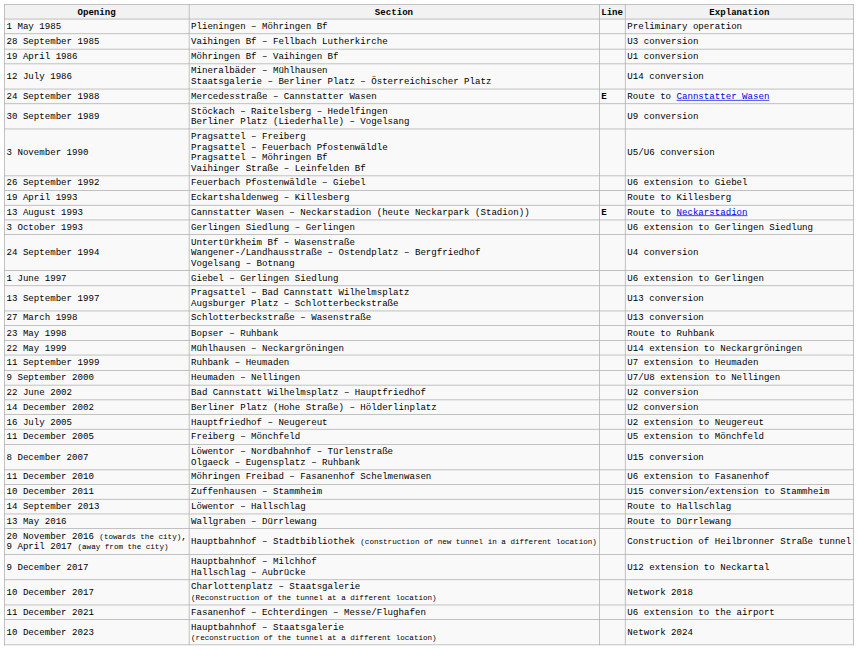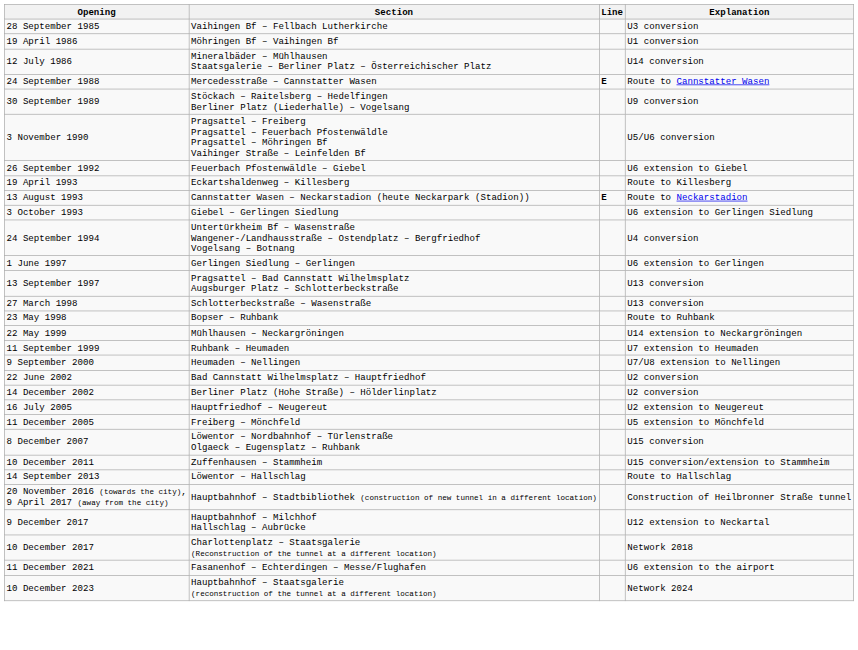- row: (34, 27)
(273, 227) Gerlingen Siedlung – Gerlingen -> (265, 213) Giebel – Gerlingen Siedlung
(265, 278) Giebel – Gerlingen Siedlung -> (273, 263) Gerlingen Siedlung – Gerlingen
- row: (50, 477)
- row: (37, 522)
